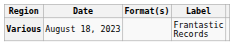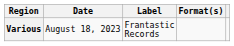columns swapped: (147, 11) <-> (199, 11)
